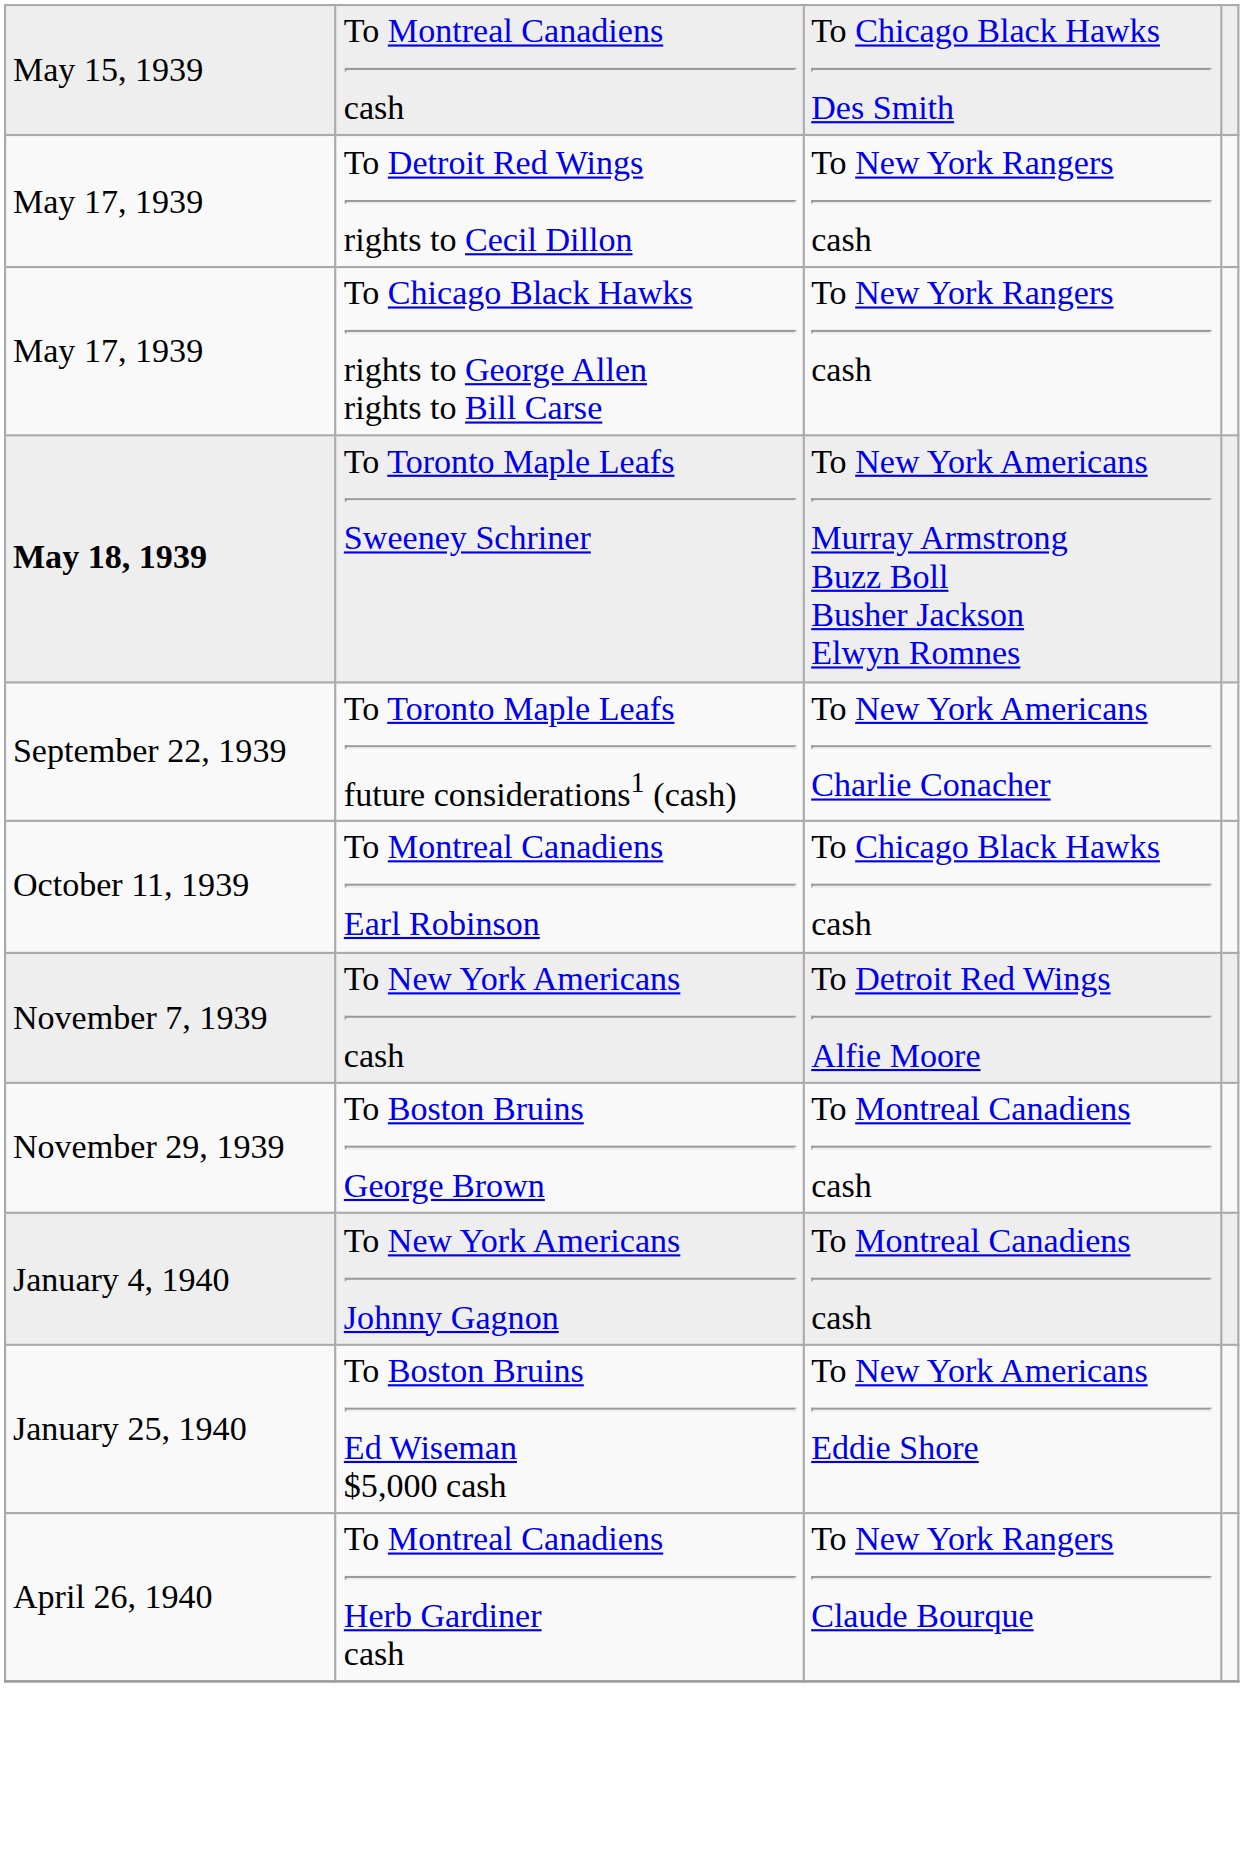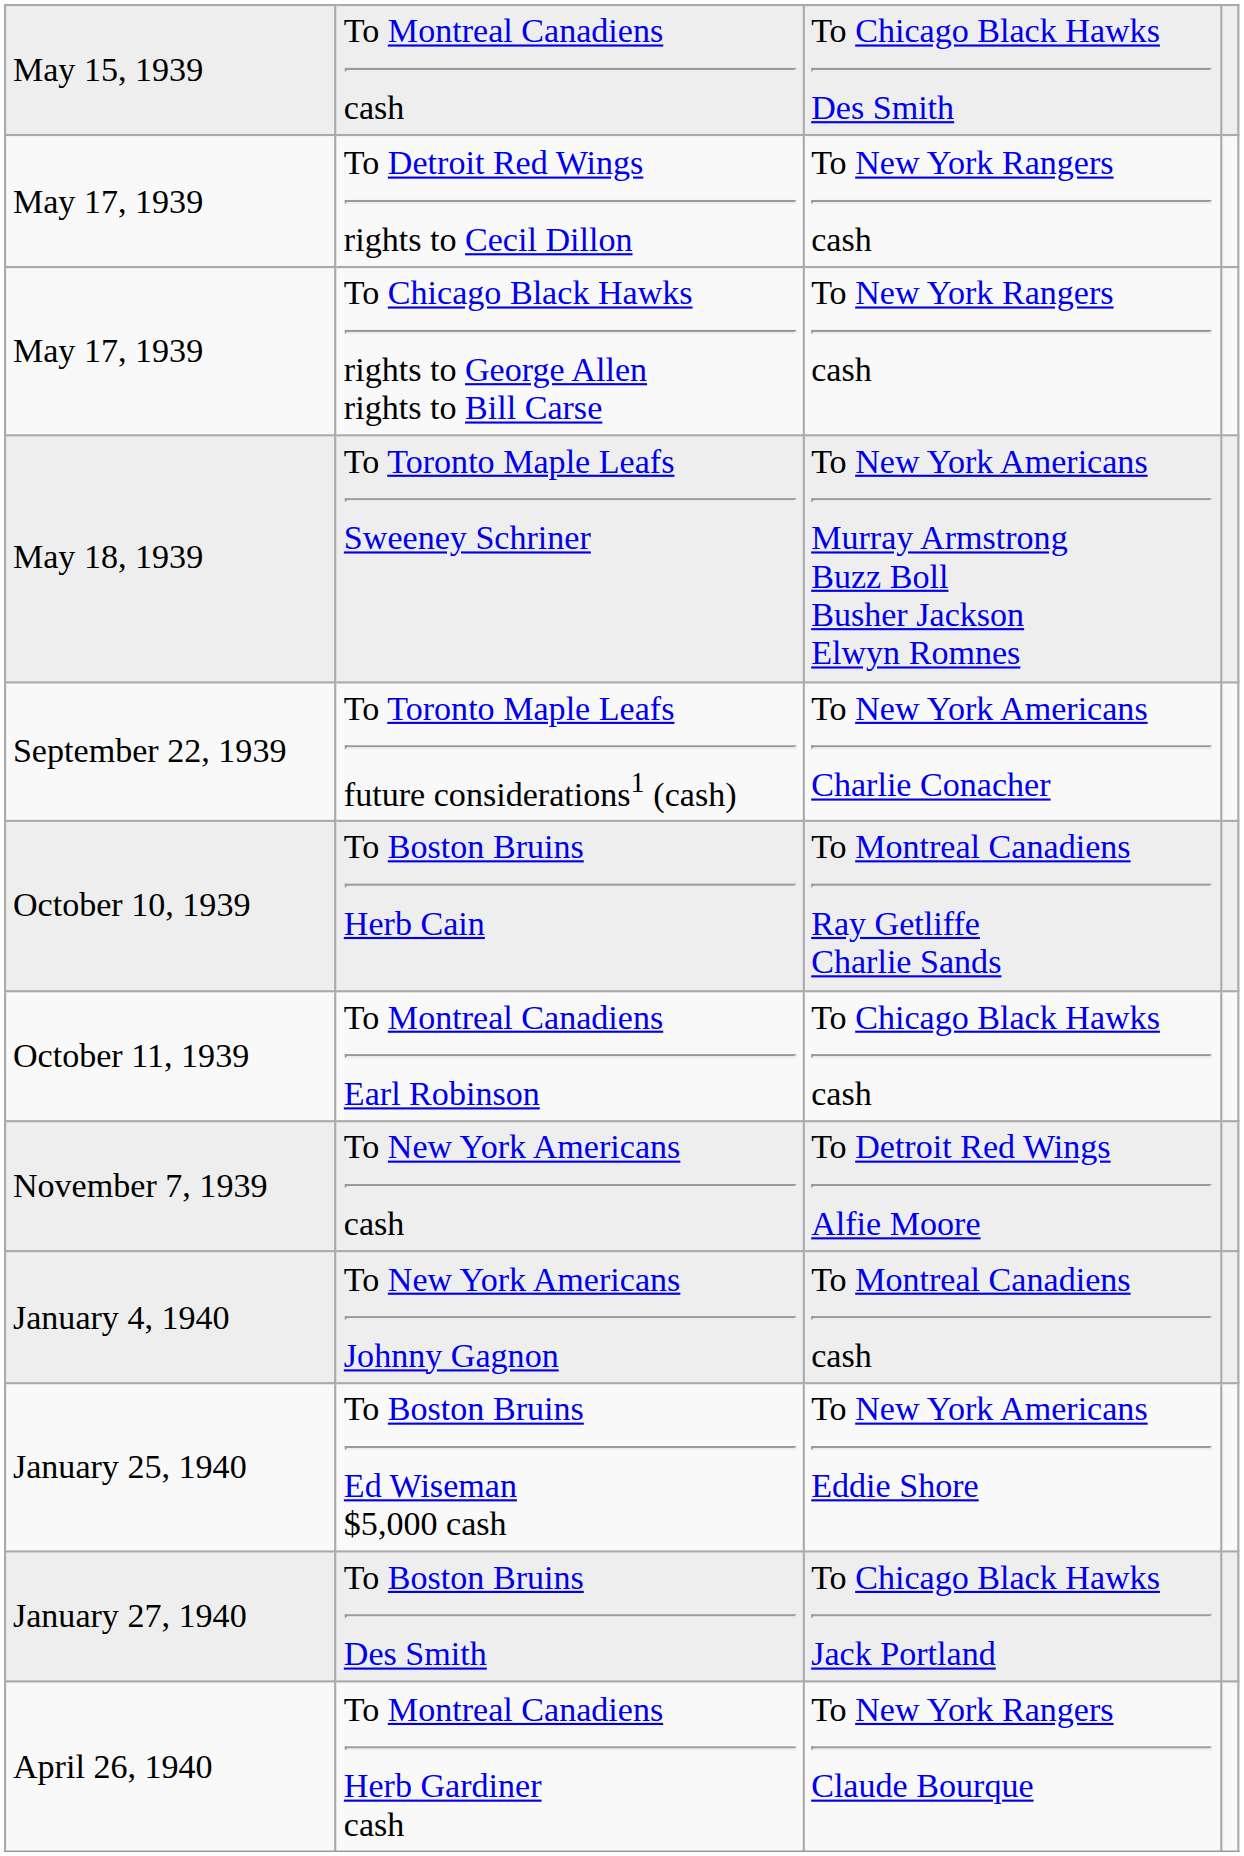(110, 557) bold -> (108, 557) normal
+ row: (570, 886)
- row: (570, 1147)
+ row: (570, 1616)
